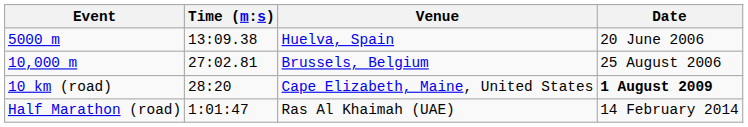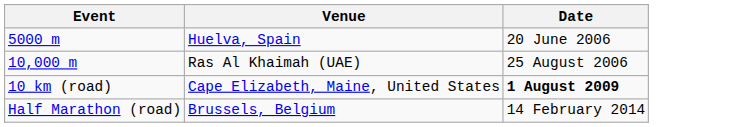- column: (231, 16)
(355, 63) Brussels, Belgium -> (275, 63) Ras Al Khaimah (UAE)
(368, 110) Ras Al Khaimah (UAE) -> (262, 110) Brussels, Belgium
